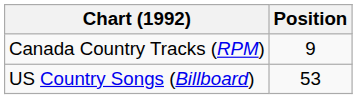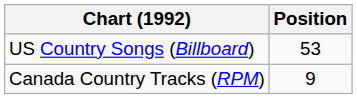rows swapped: (137, 49) <-> (132, 78)
